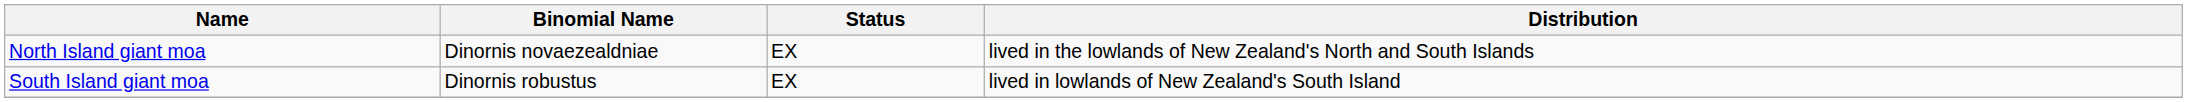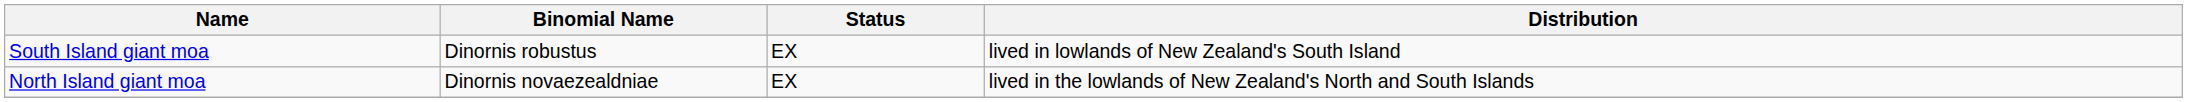rows swapped: (107, 50) <-> (109, 81)
